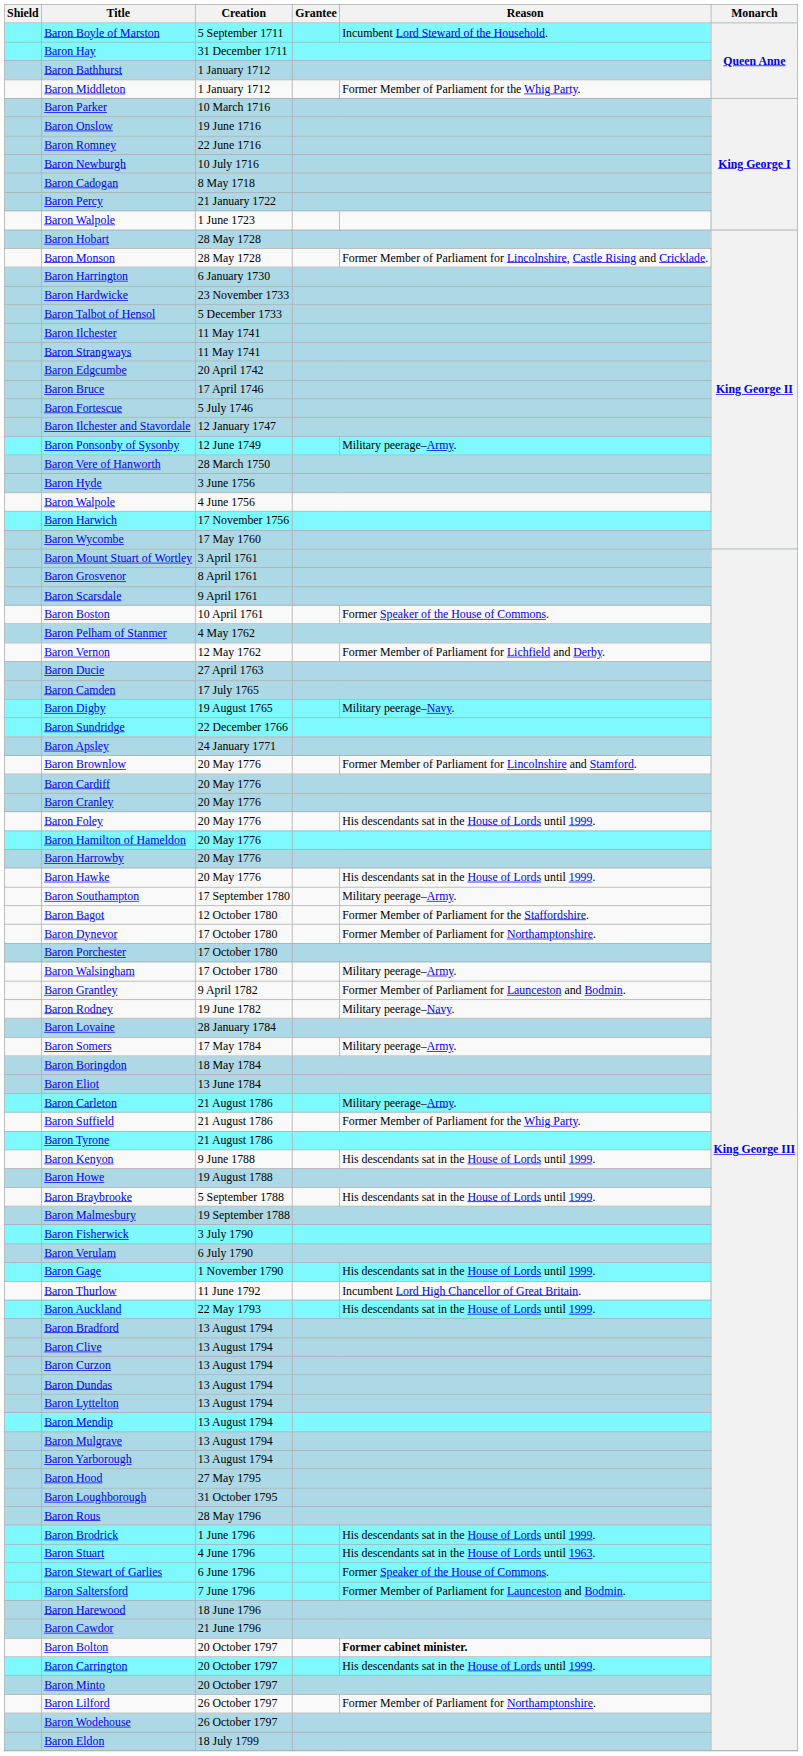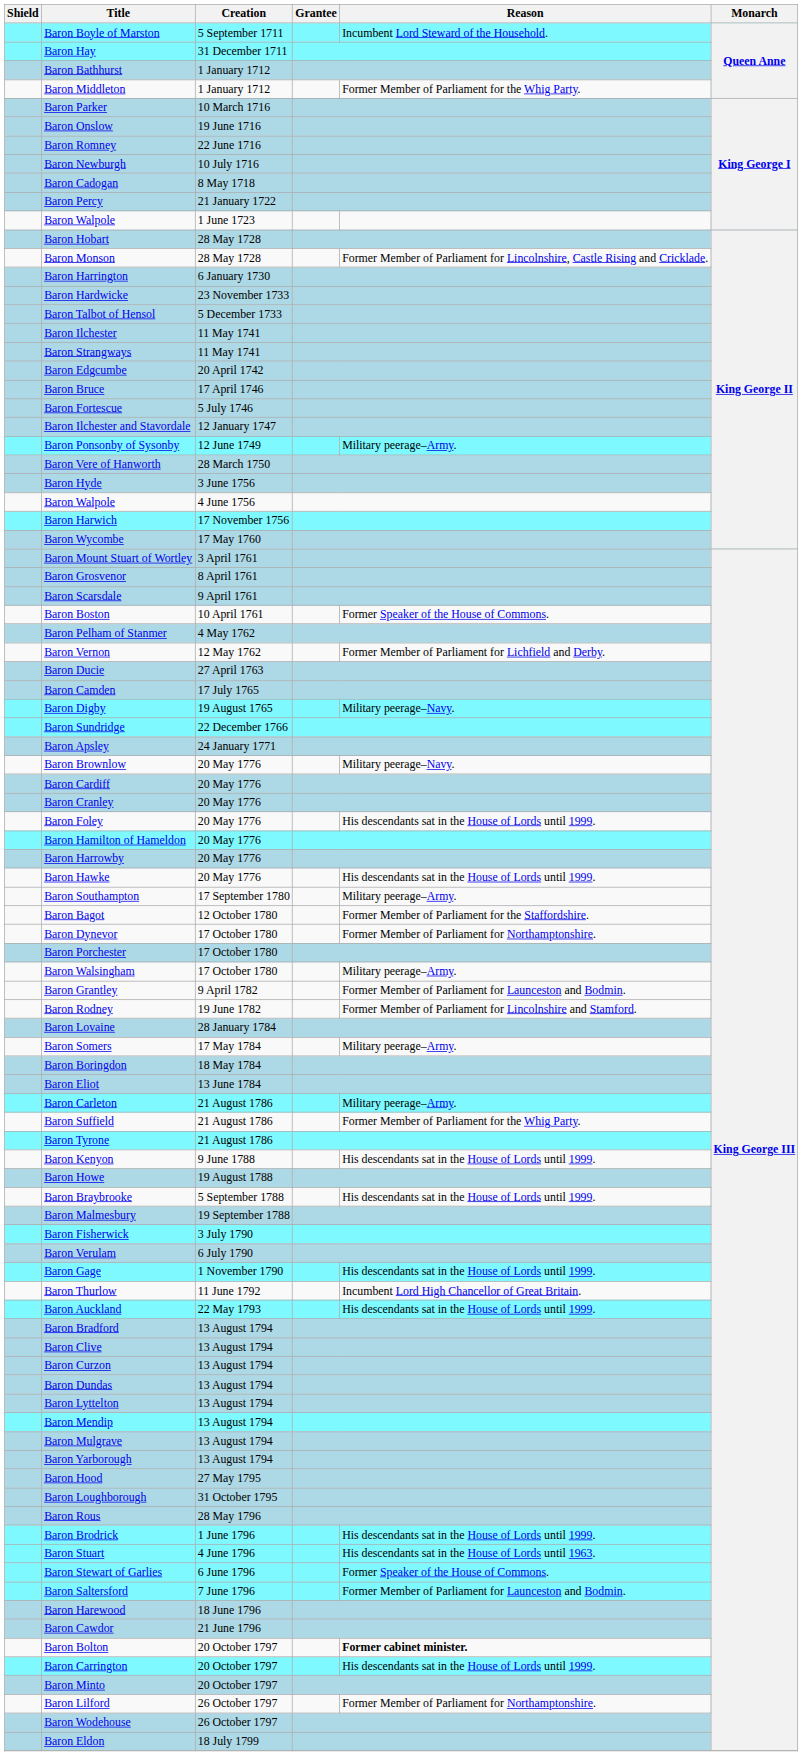(489, 764) Former Member of Parliament for Lincolnshire and Stamford. -> (398, 764) Military peerage–Navy.
(398, 1009) Military peerage–Navy. -> (489, 1009) Former Member of Parliament for Lincolnshire and Stamford.
